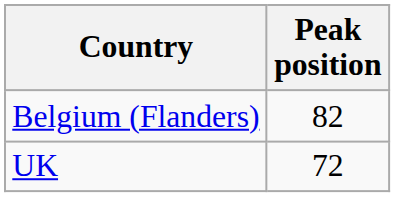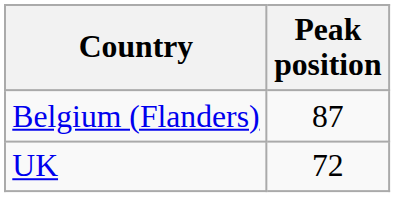(328, 115) 82 -> (328, 115) 87
